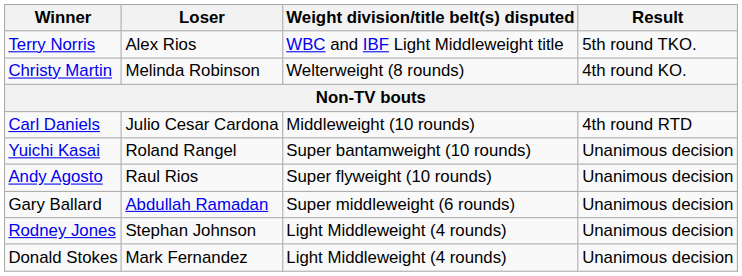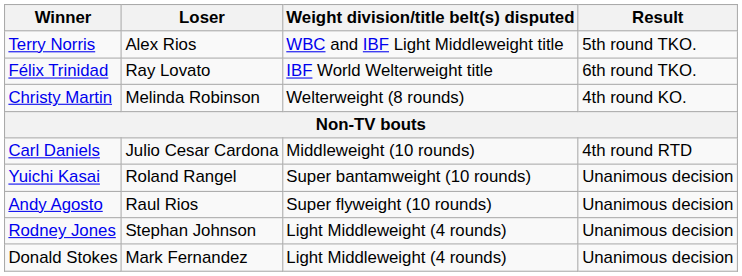+ row: (58, 71)
- row: (55, 204)
